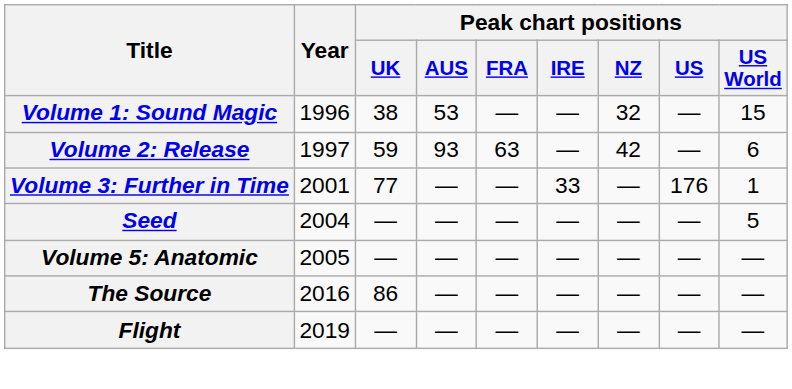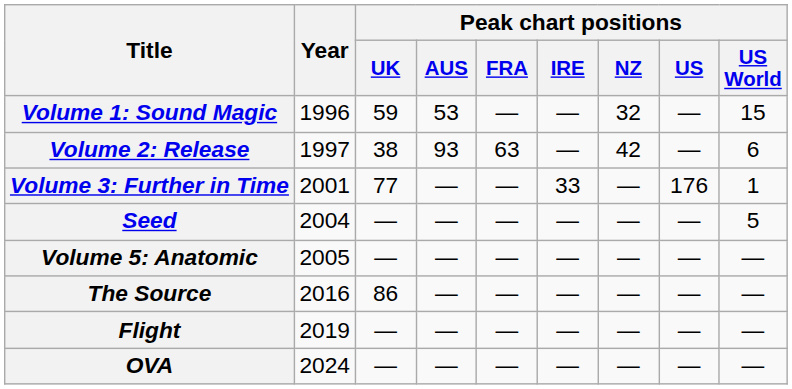(386, 113) 38 -> (386, 113) 59
(386, 149) 59 -> (386, 149) 38
+ row: (149, 365)
